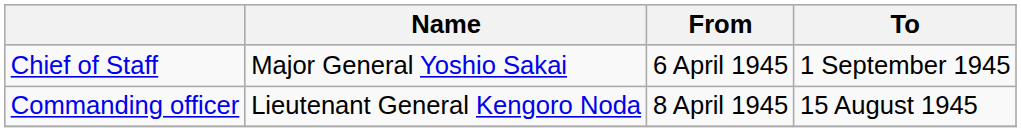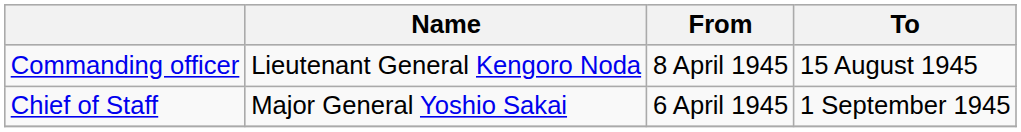rows swapped: (125, 106) <-> (84, 65)
